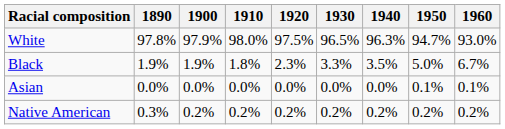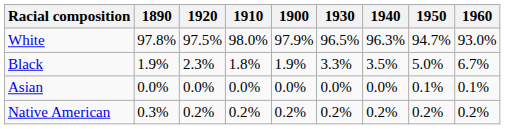columns swapped: (202, 16) <-> (294, 16)
